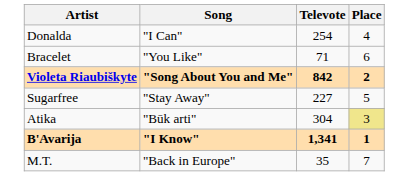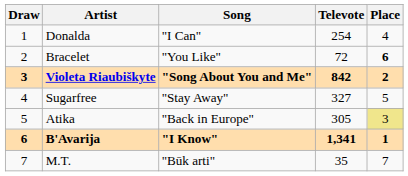+ column: (24, 14)
(323, 56) 71 -> (341, 56) 72
(367, 56) normal -> (385, 56) bold
(323, 98) 227 -> (341, 98) 327
(170, 118) "Būk arti" -> (208, 118) "Back in Europe"
(323, 118) 304 -> (341, 118) 305
(189, 160) "Back in Europe" -> (188, 160) "Būk arti"
